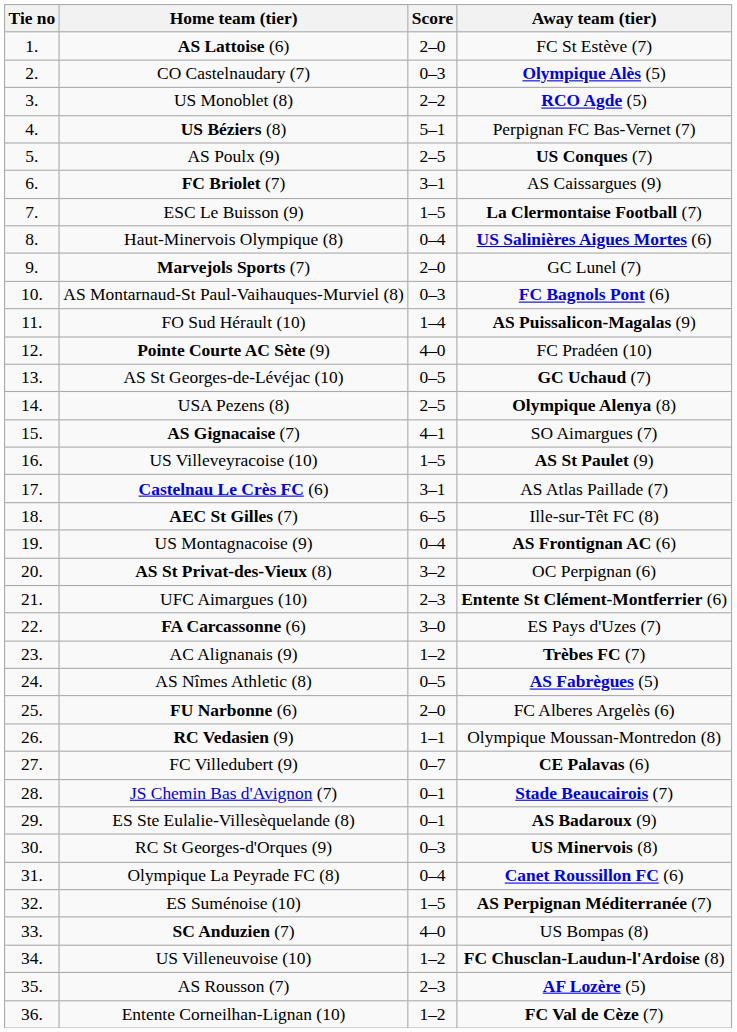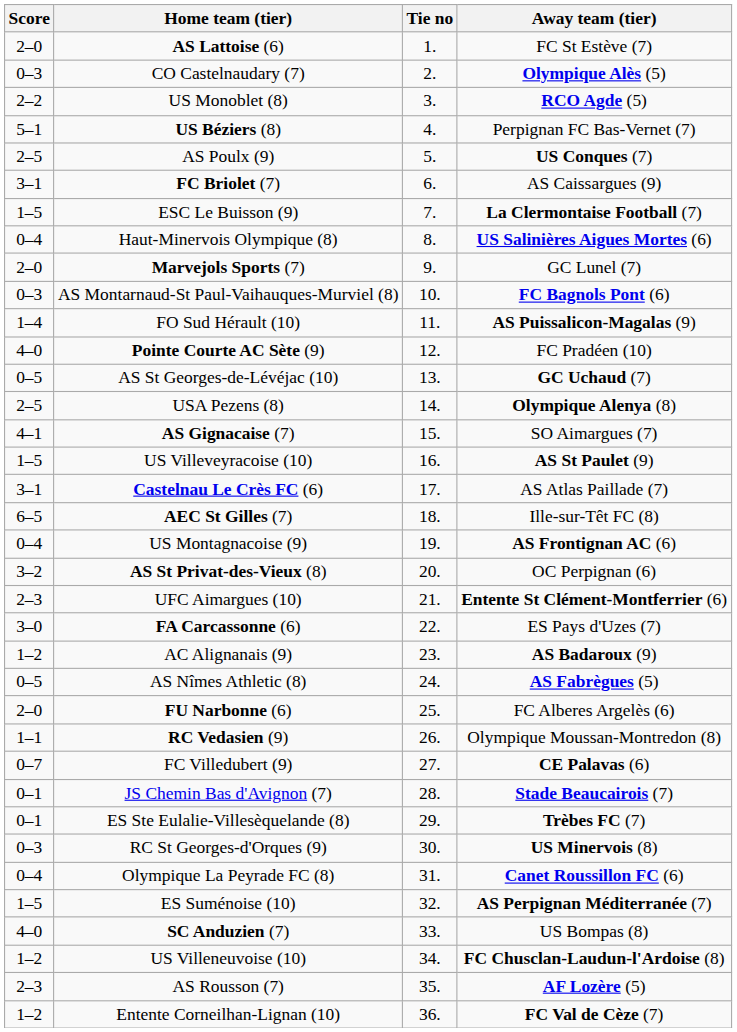columns swapped: (32, 18) <-> (432, 18)
(594, 654) Trèbes FC (7) -> (594, 654) AS Badaroux (9)
(594, 820) AS Badaroux (9) -> (594, 820) Trèbes FC (7)
